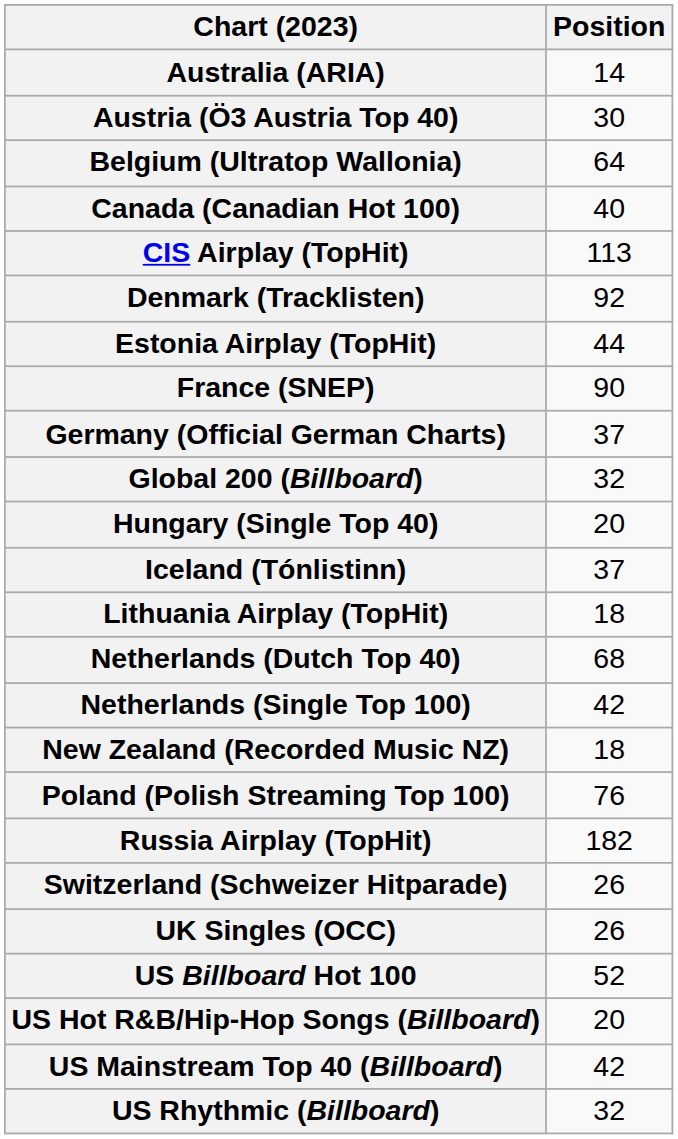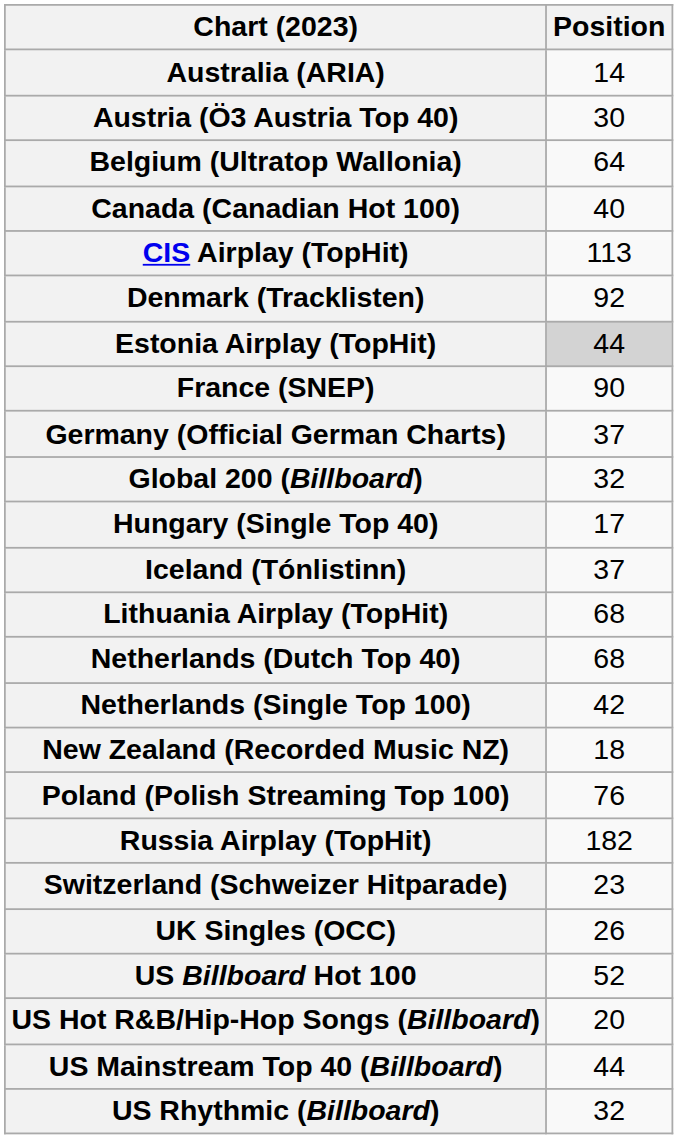(609, 343) no background -> (609, 343) lightgrey background
(609, 523) 20 -> (609, 523) 17
(609, 614) 18 -> (609, 614) 68
(609, 885) 26 -> (609, 885) 23
(609, 1065) 42 -> (609, 1065) 44
